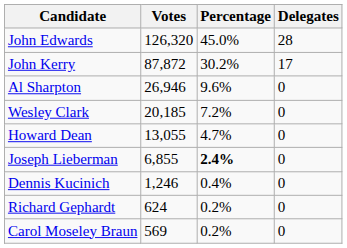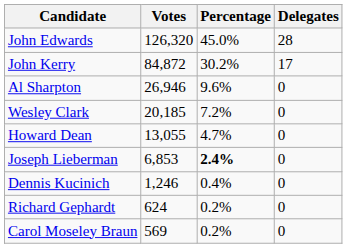(165, 64) 87,872 -> (165, 64) 84,872
(161, 159) 6,855 -> (161, 159) 6,853
